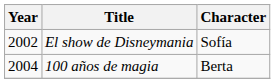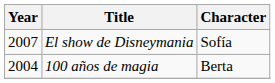(23, 41) 2002 -> (23, 41) 2007
